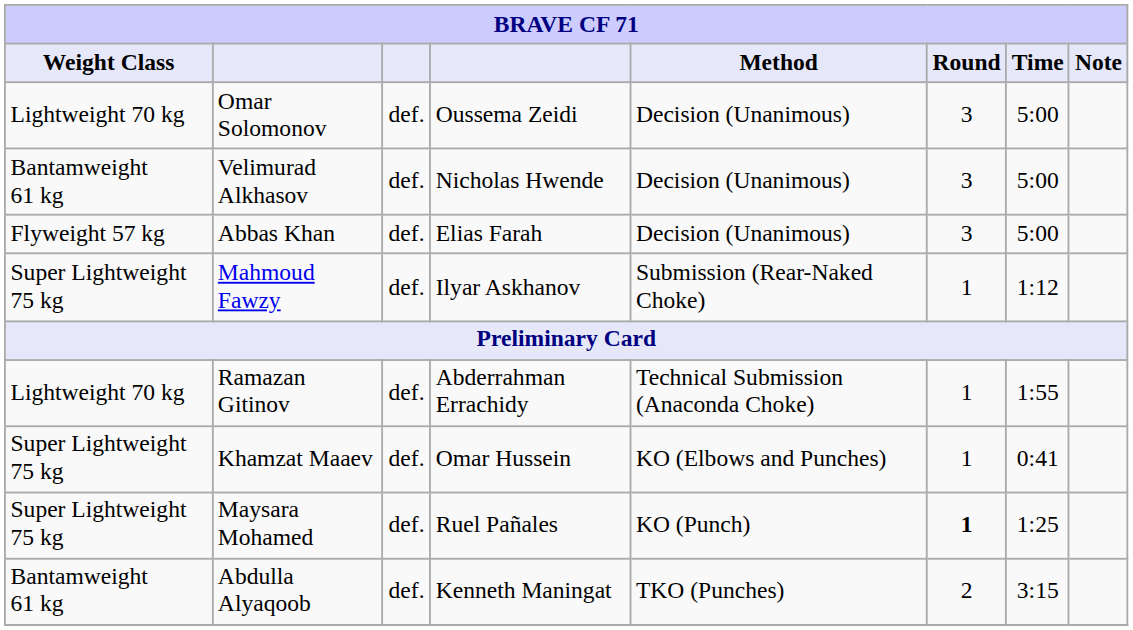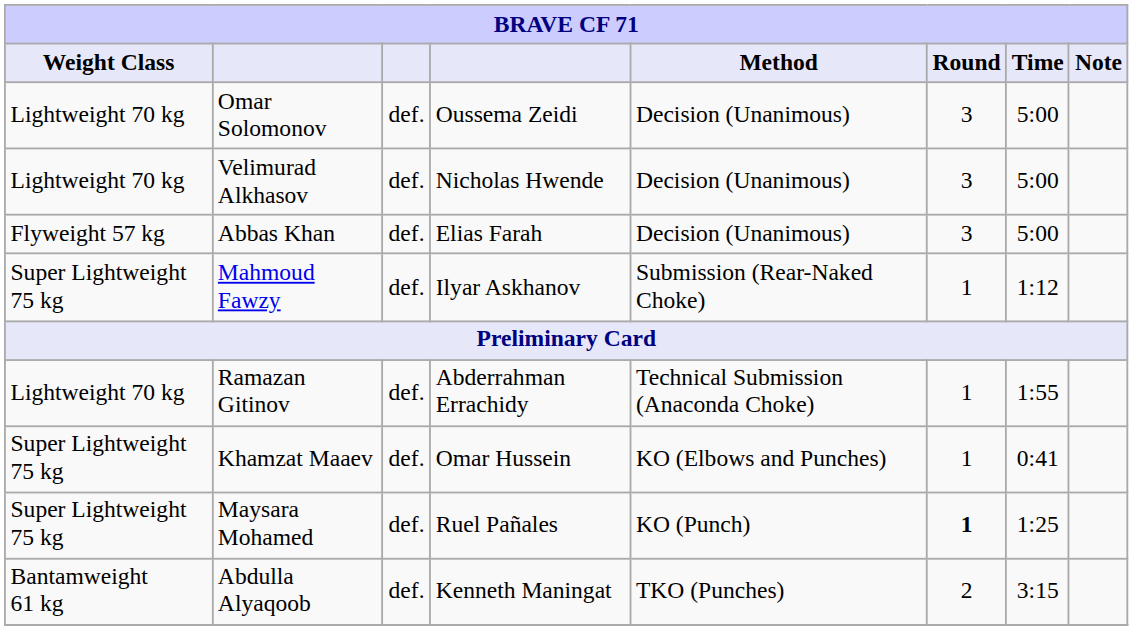(79, 181) Bantamweight 61 kg -> (98, 181) Lightweight 70 kg
